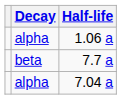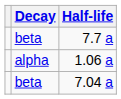rows swapped: (98, 60) <-> (94, 38)
(32, 82) alpha -> (28, 82) beta
